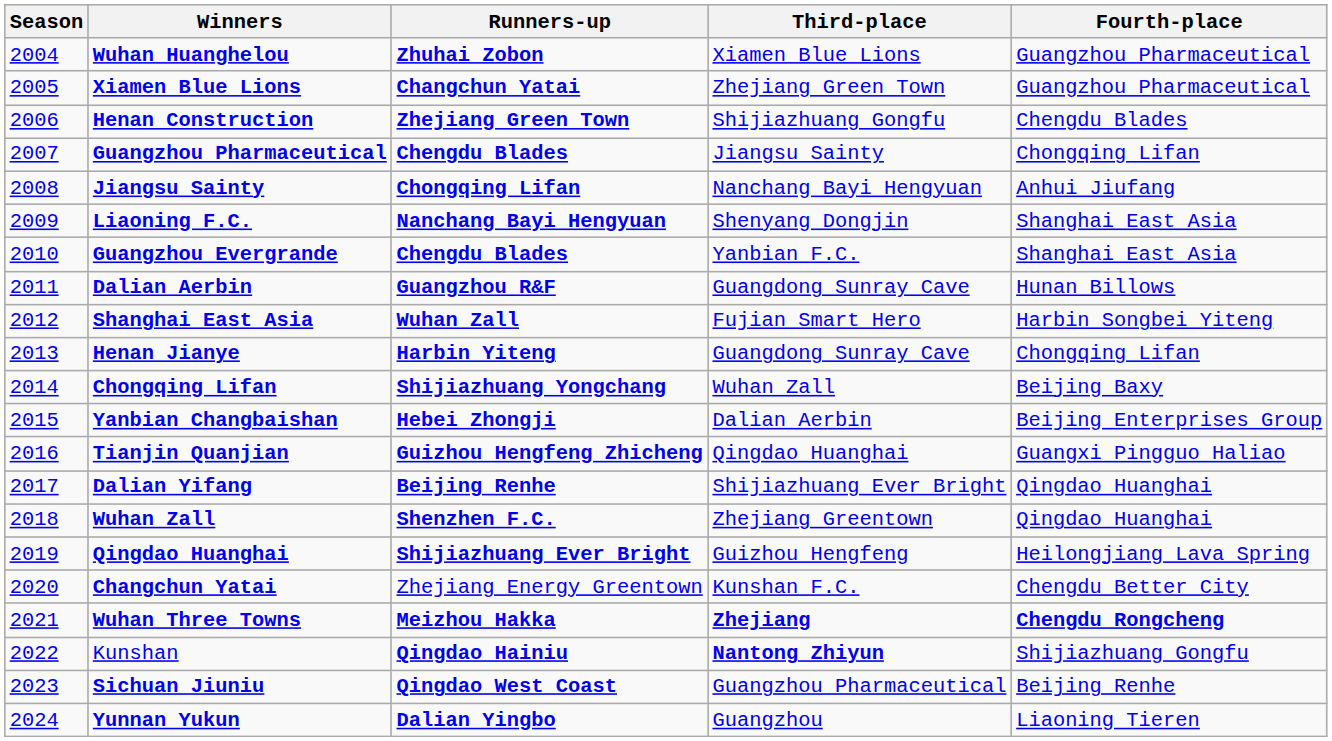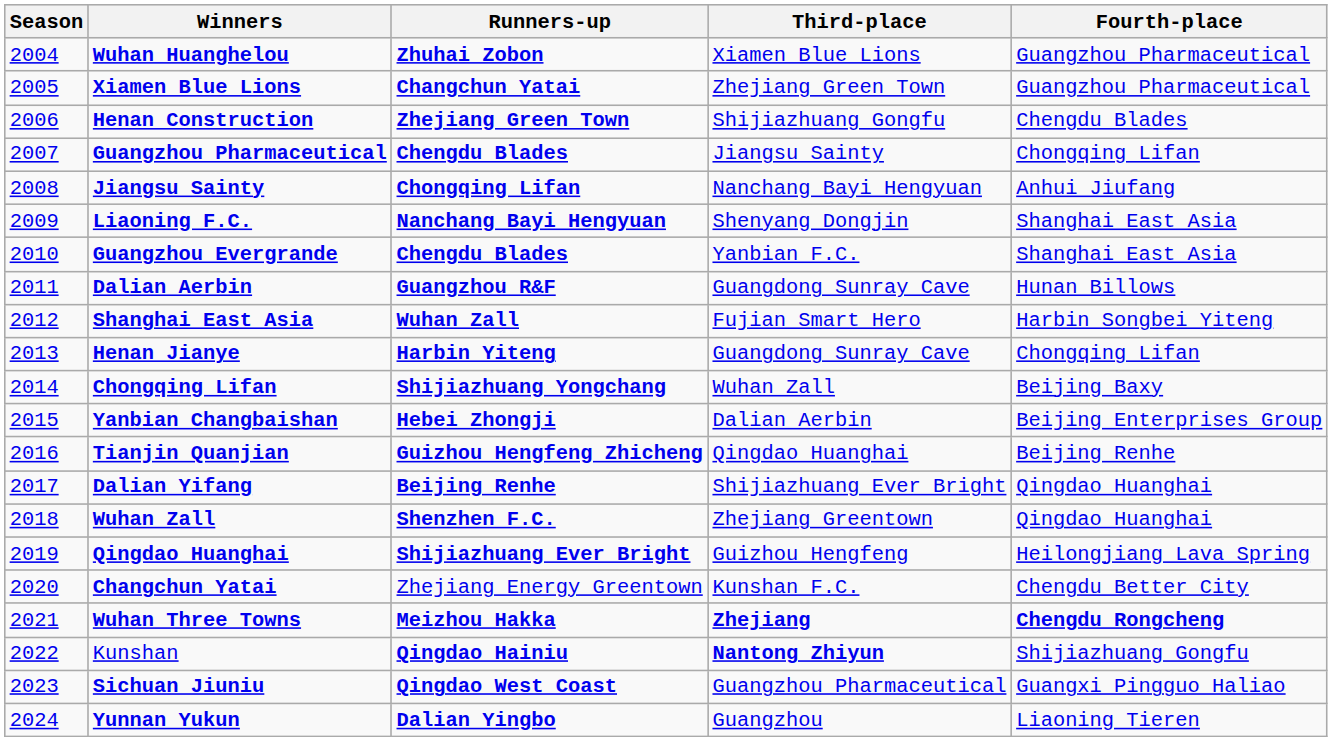(1151, 454) Guangxi Pingguo Haliao -> (1096, 454) Beijing Renhe
(1096, 687) Beijing Renhe -> (1151, 687) Guangxi Pingguo Haliao
